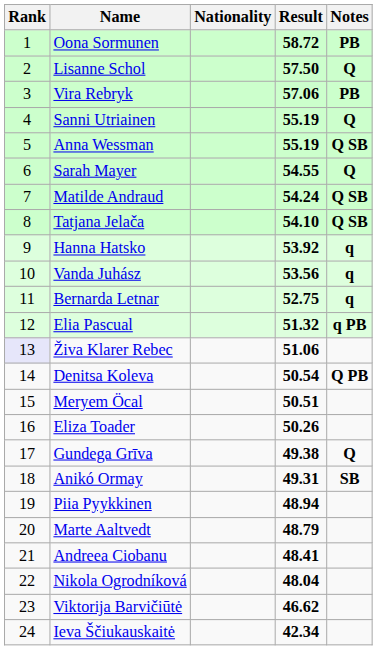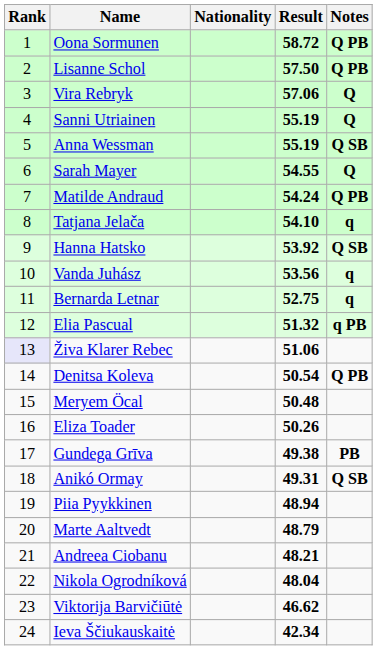(350, 42) PB -> (350, 42) Q PB
(350, 68) Q -> (350, 68) Q PB
(350, 94) PB -> (350, 94) Q
(350, 196) Q SB -> (350, 196) Q PB
(350, 222) Q SB -> (350, 222) q
(350, 247) q -> (350, 247) Q SB
(301, 401) 50.51 -> (301, 401) 50.48
(350, 453) Q -> (350, 453) PB
(350, 478) SB -> (350, 478) Q SB
(301, 555) 48.41 -> (301, 555) 48.21
